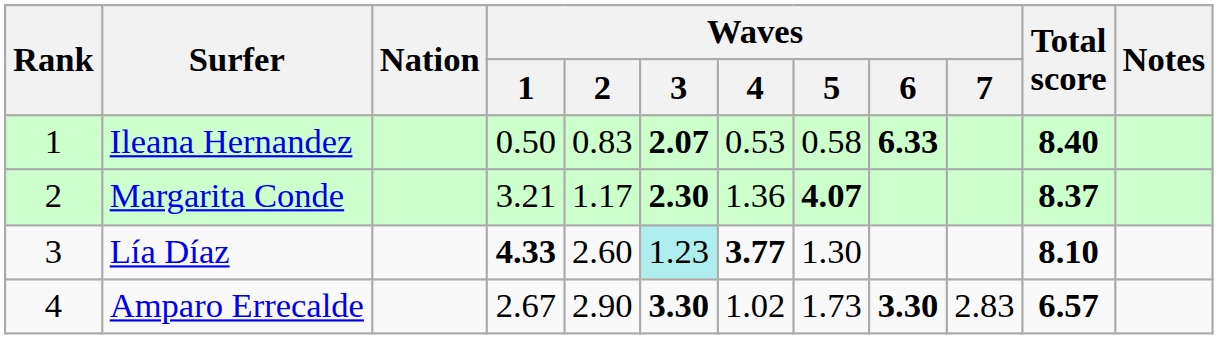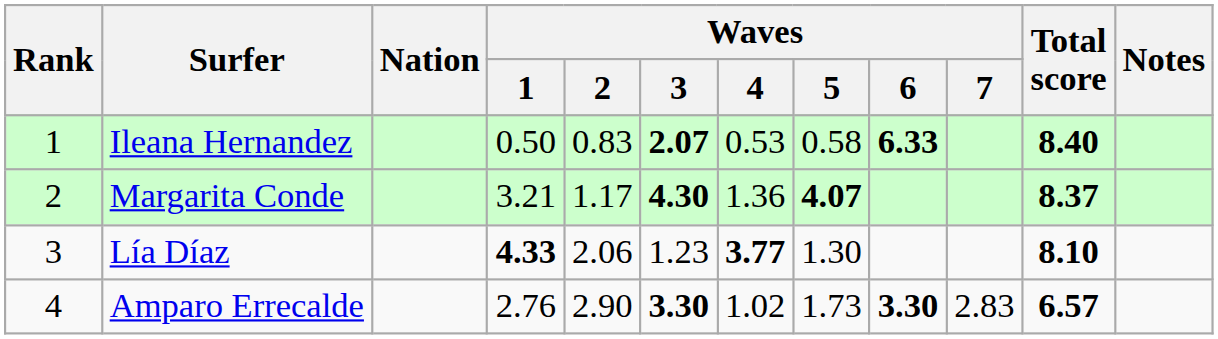(679, 196) 2.30 -> (679, 196) 4.30
(602, 251) 2.60 -> (602, 251) 2.06
(679, 251) paleturquoise background -> (679, 251) no background
(526, 305) 2.67 -> (526, 305) 2.76
